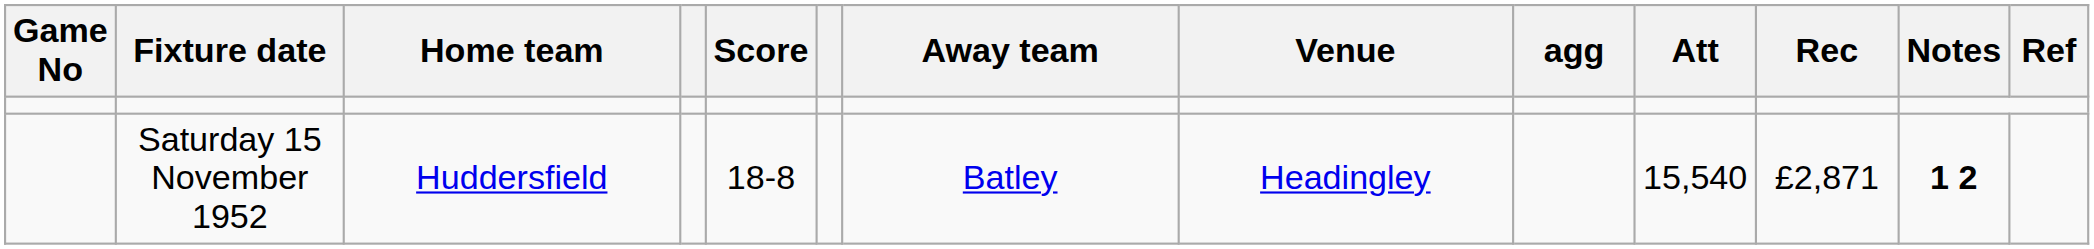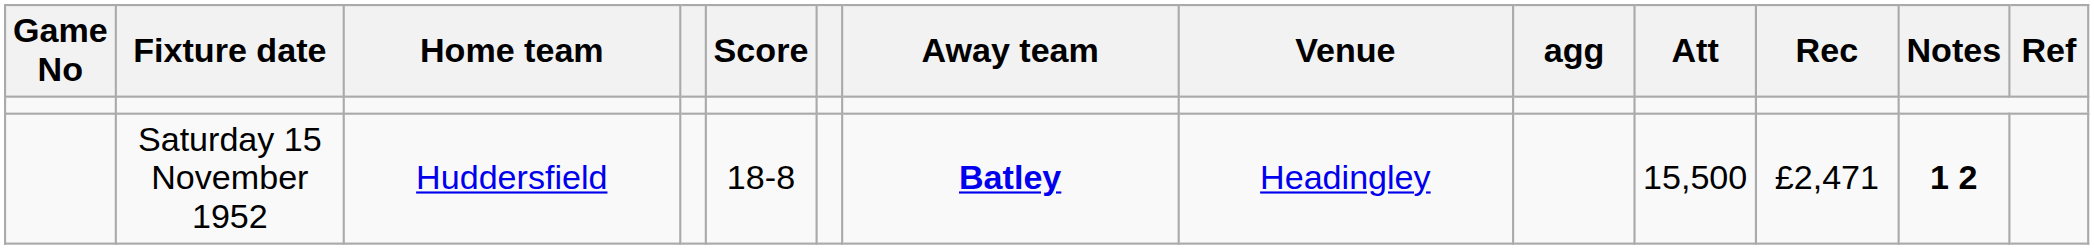(1010, 177) normal -> (1010, 177) bold
(1695, 177) 15,540 -> (1695, 177) 15,500
(1827, 177) £2,871 -> (1827, 177) £2,471
